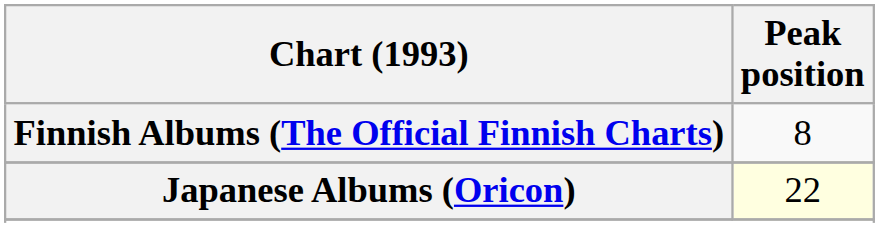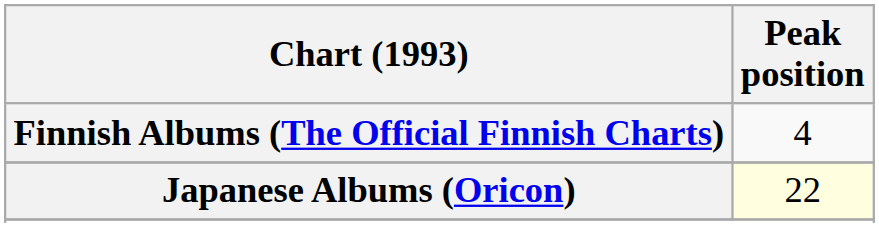(803, 132) 8 -> (803, 132) 4
